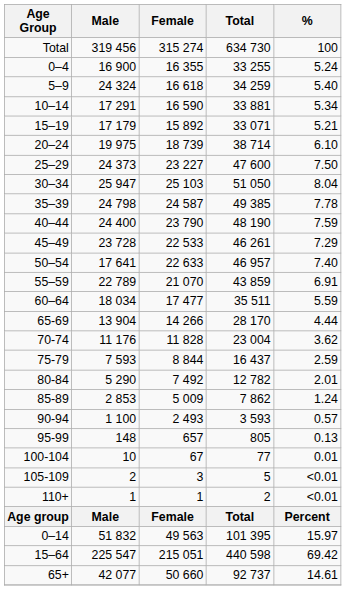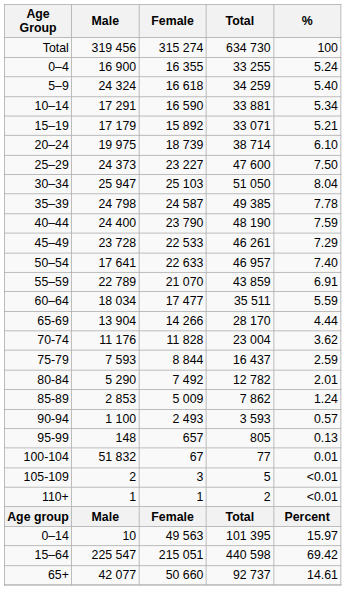(129, 457) 10 -> (117, 457) 51 832
(117, 536) 51 832 -> (129, 536) 10
